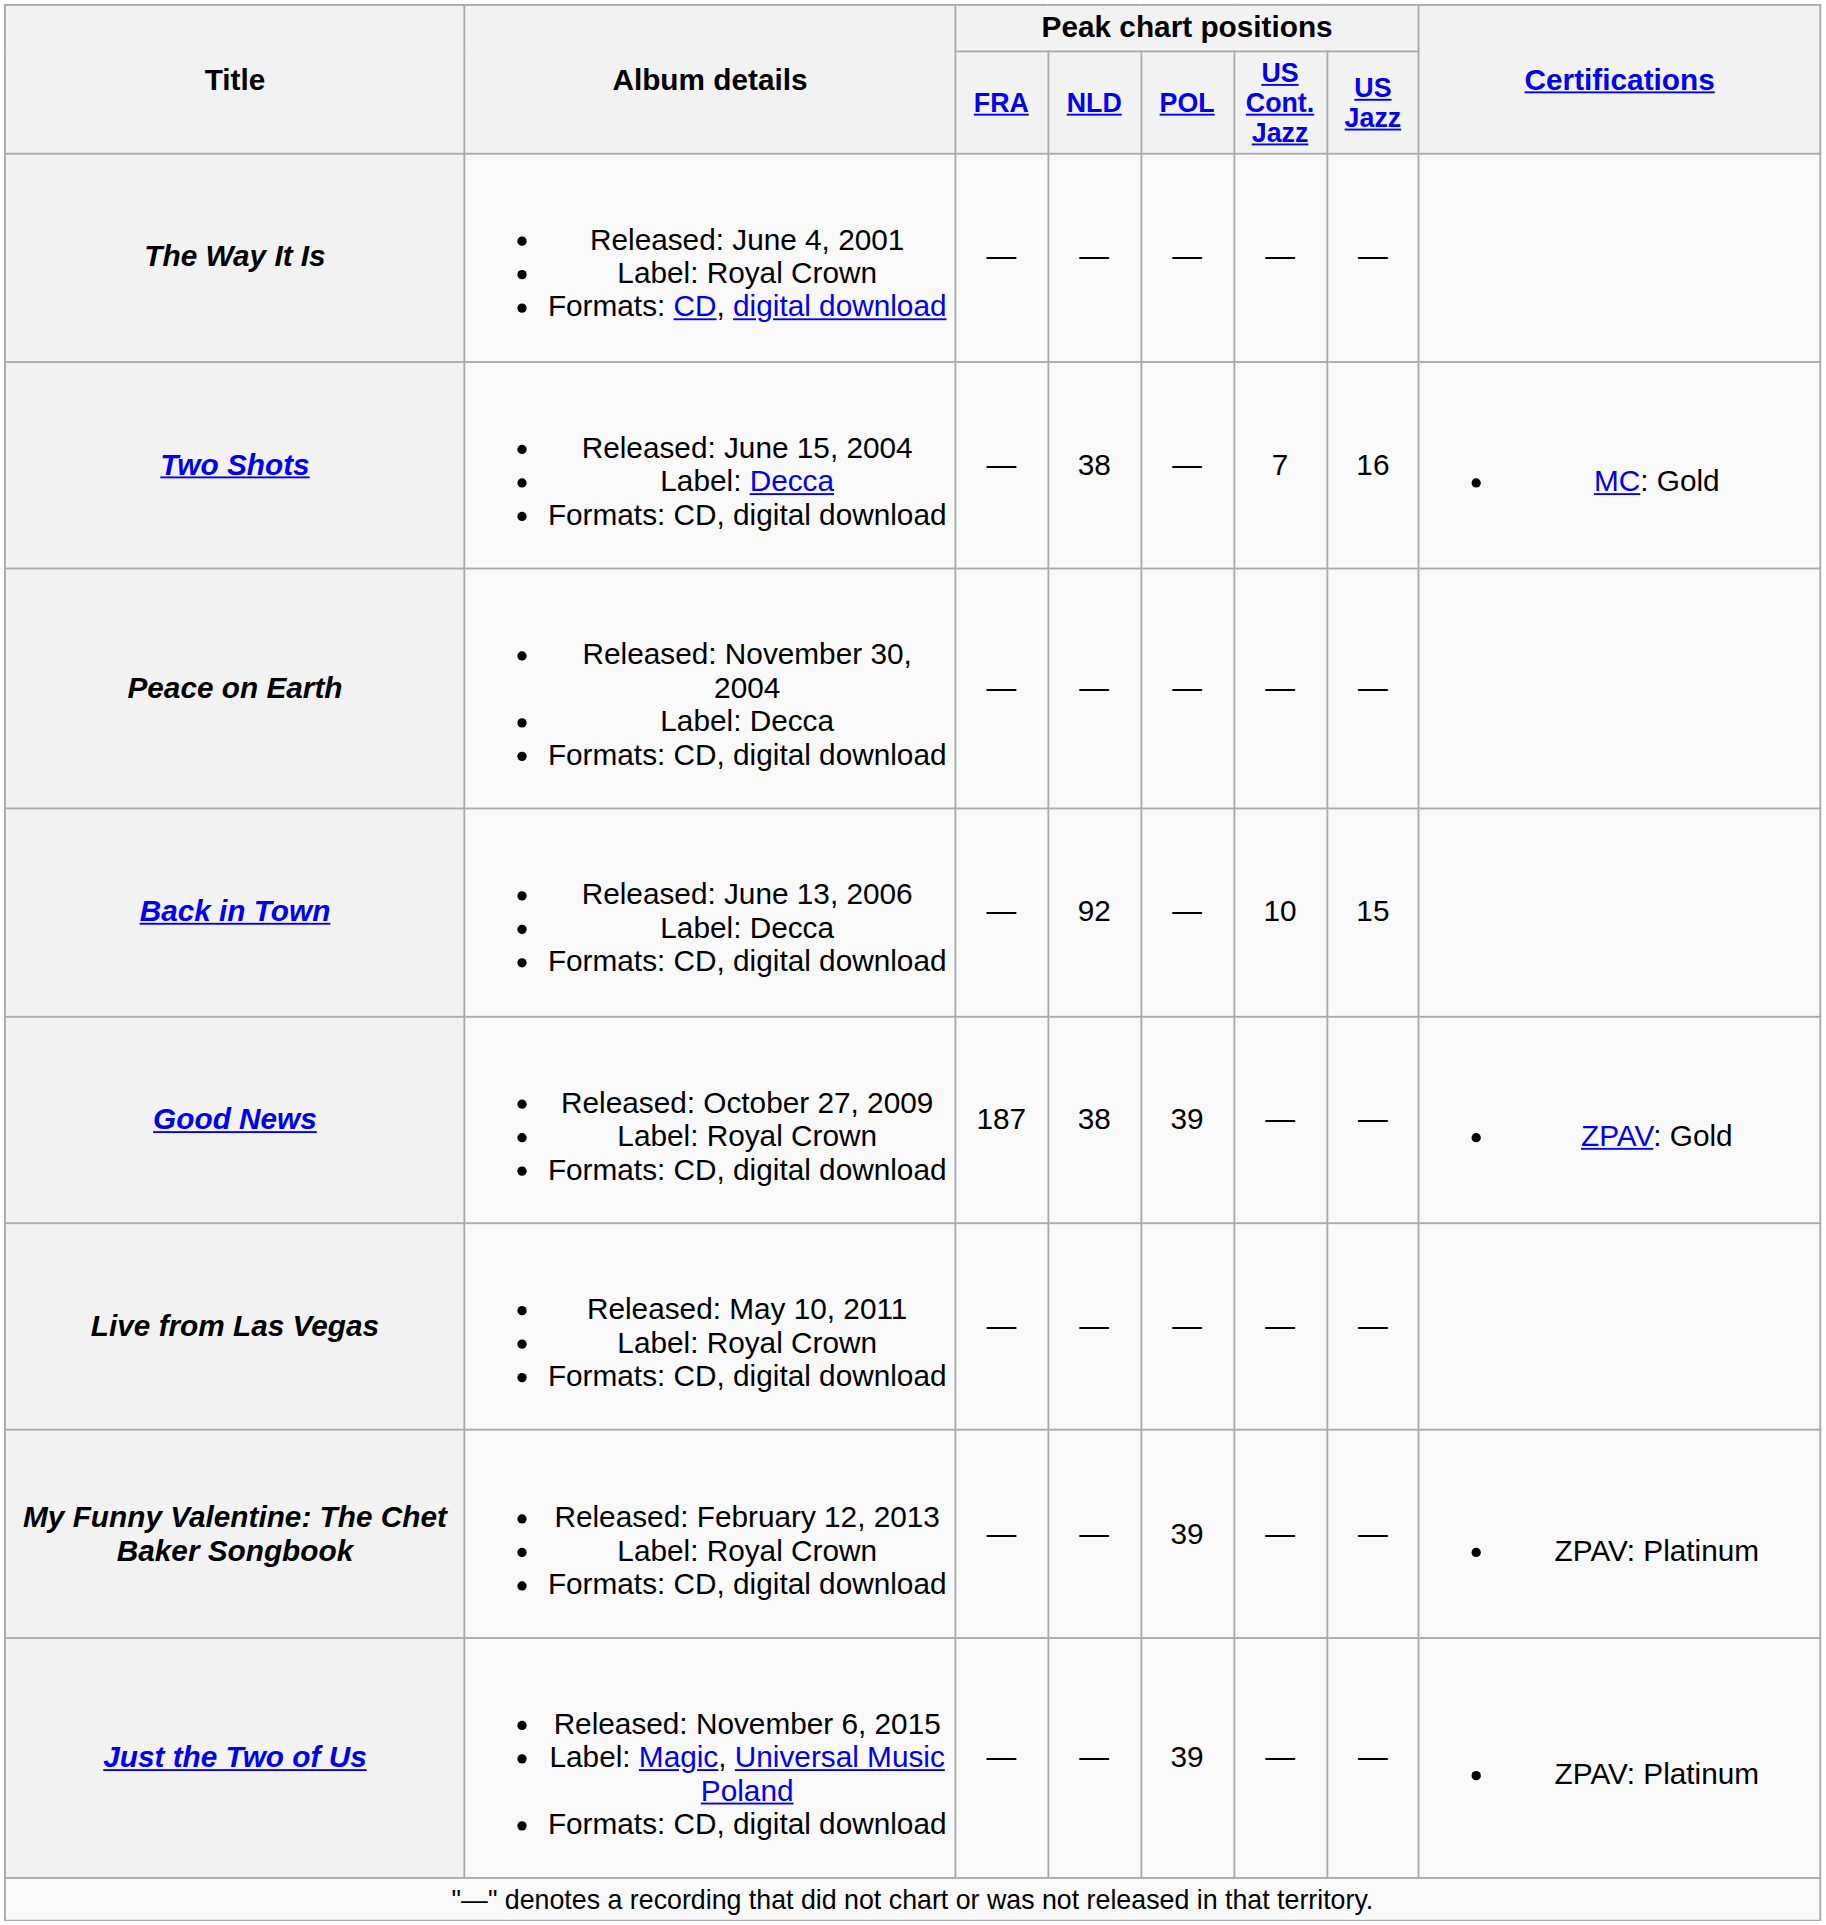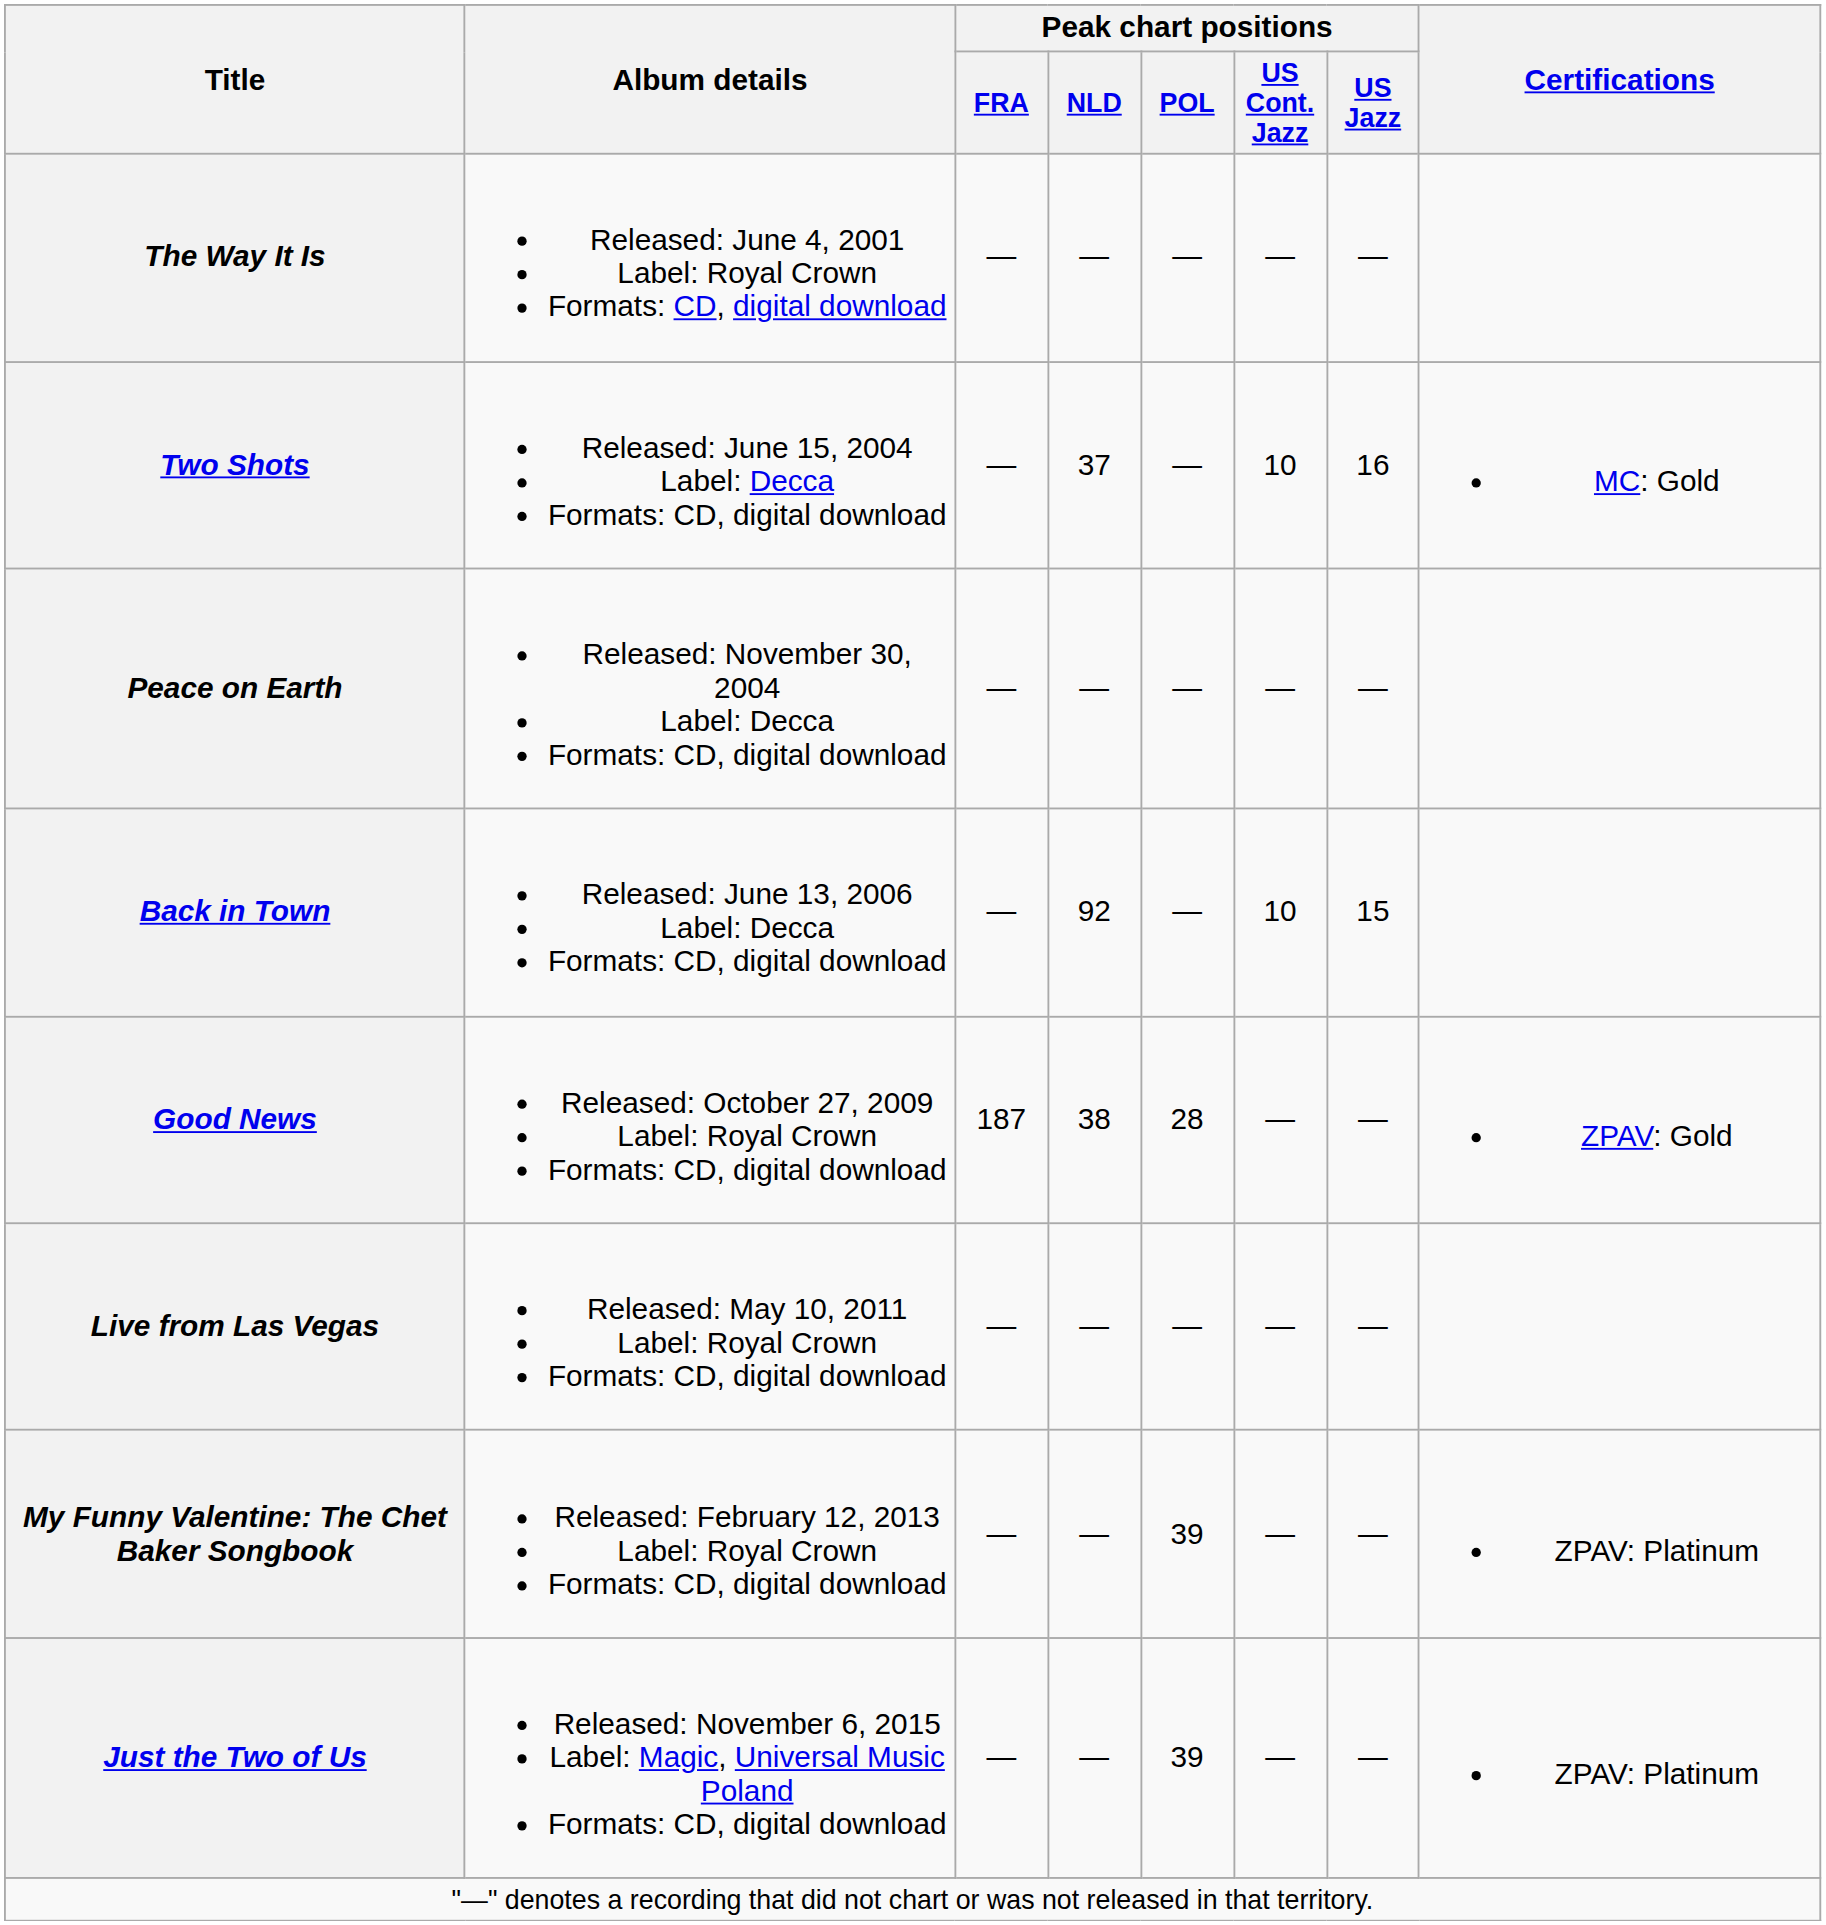(1094, 464) 38 -> (1094, 464) 37
(1280, 464) 7 -> (1280, 464) 10
(1187, 1119) 39 -> (1187, 1119) 28
